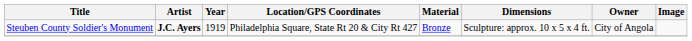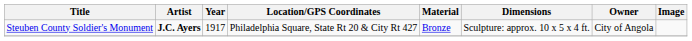(215, 28) 1919 -> (215, 28) 1917
